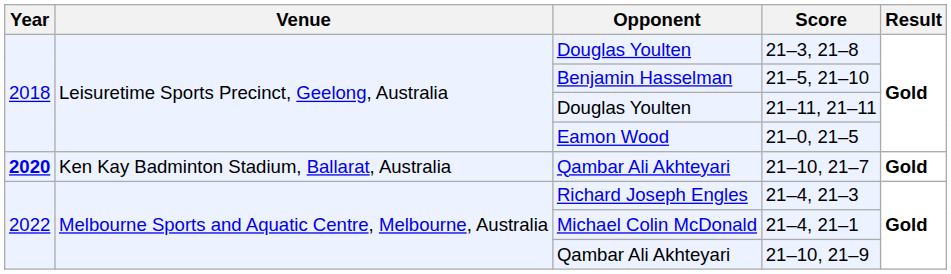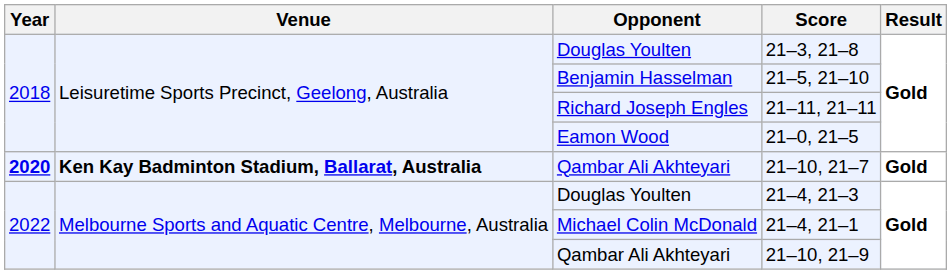(624, 108) Douglas Youlten -> (652, 108) Richard Joseph Engles
(255, 166) normal -> (270, 166) bold
(652, 196) Richard Joseph Engles -> (624, 196) Douglas Youlten
